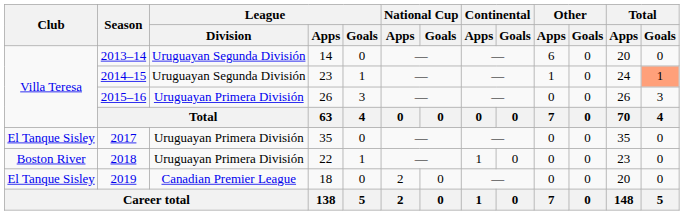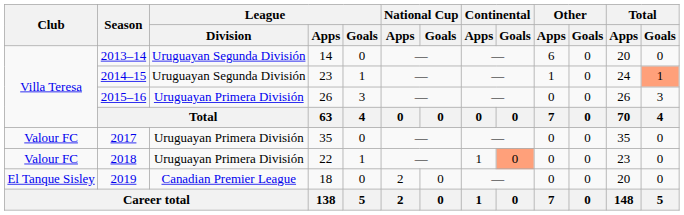(51, 138) El Tanque Sisley -> (51, 138) Valour FC
(51, 158) Boston River -> (51, 158) Valour FC
(515, 158) no background -> (515, 158) lightsalmon background
